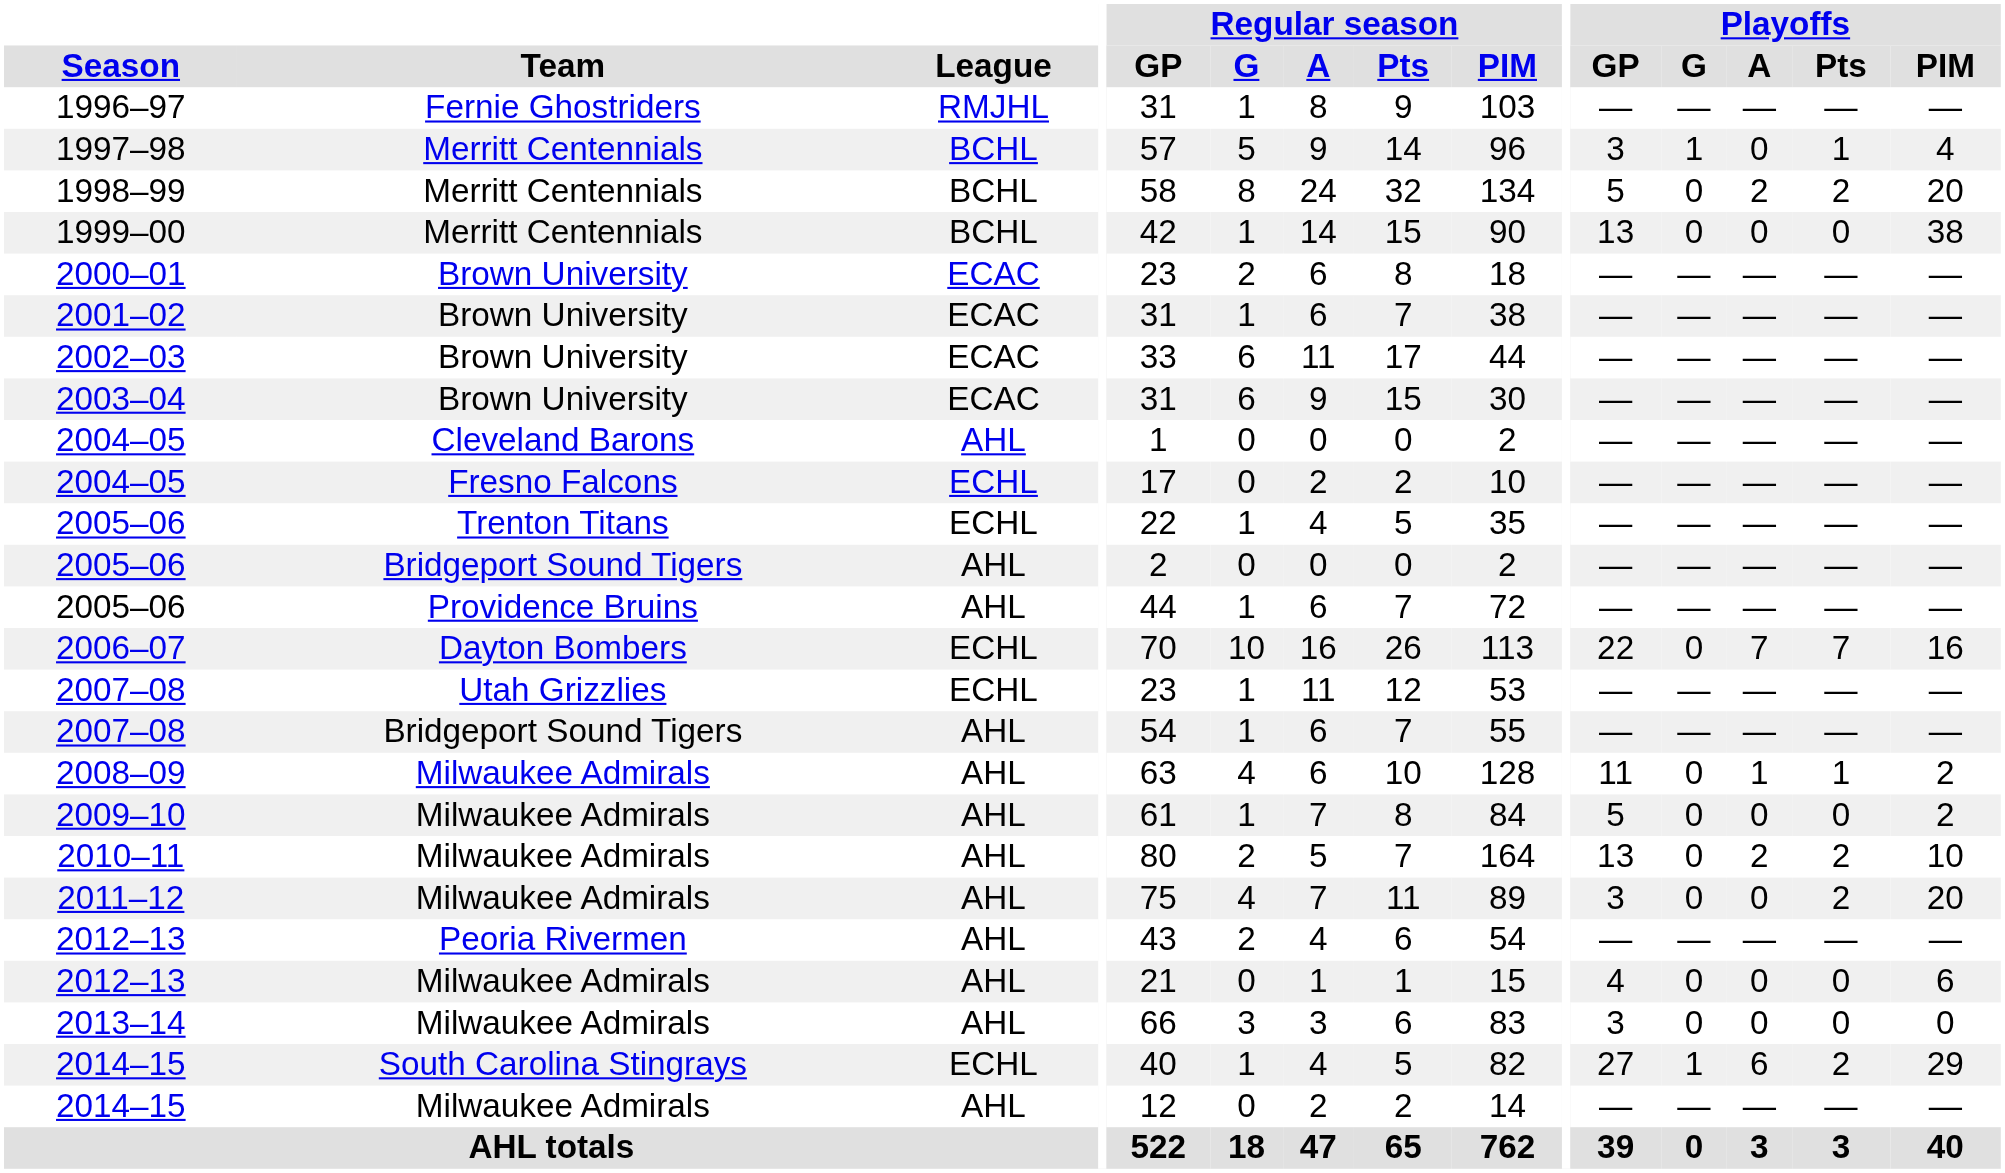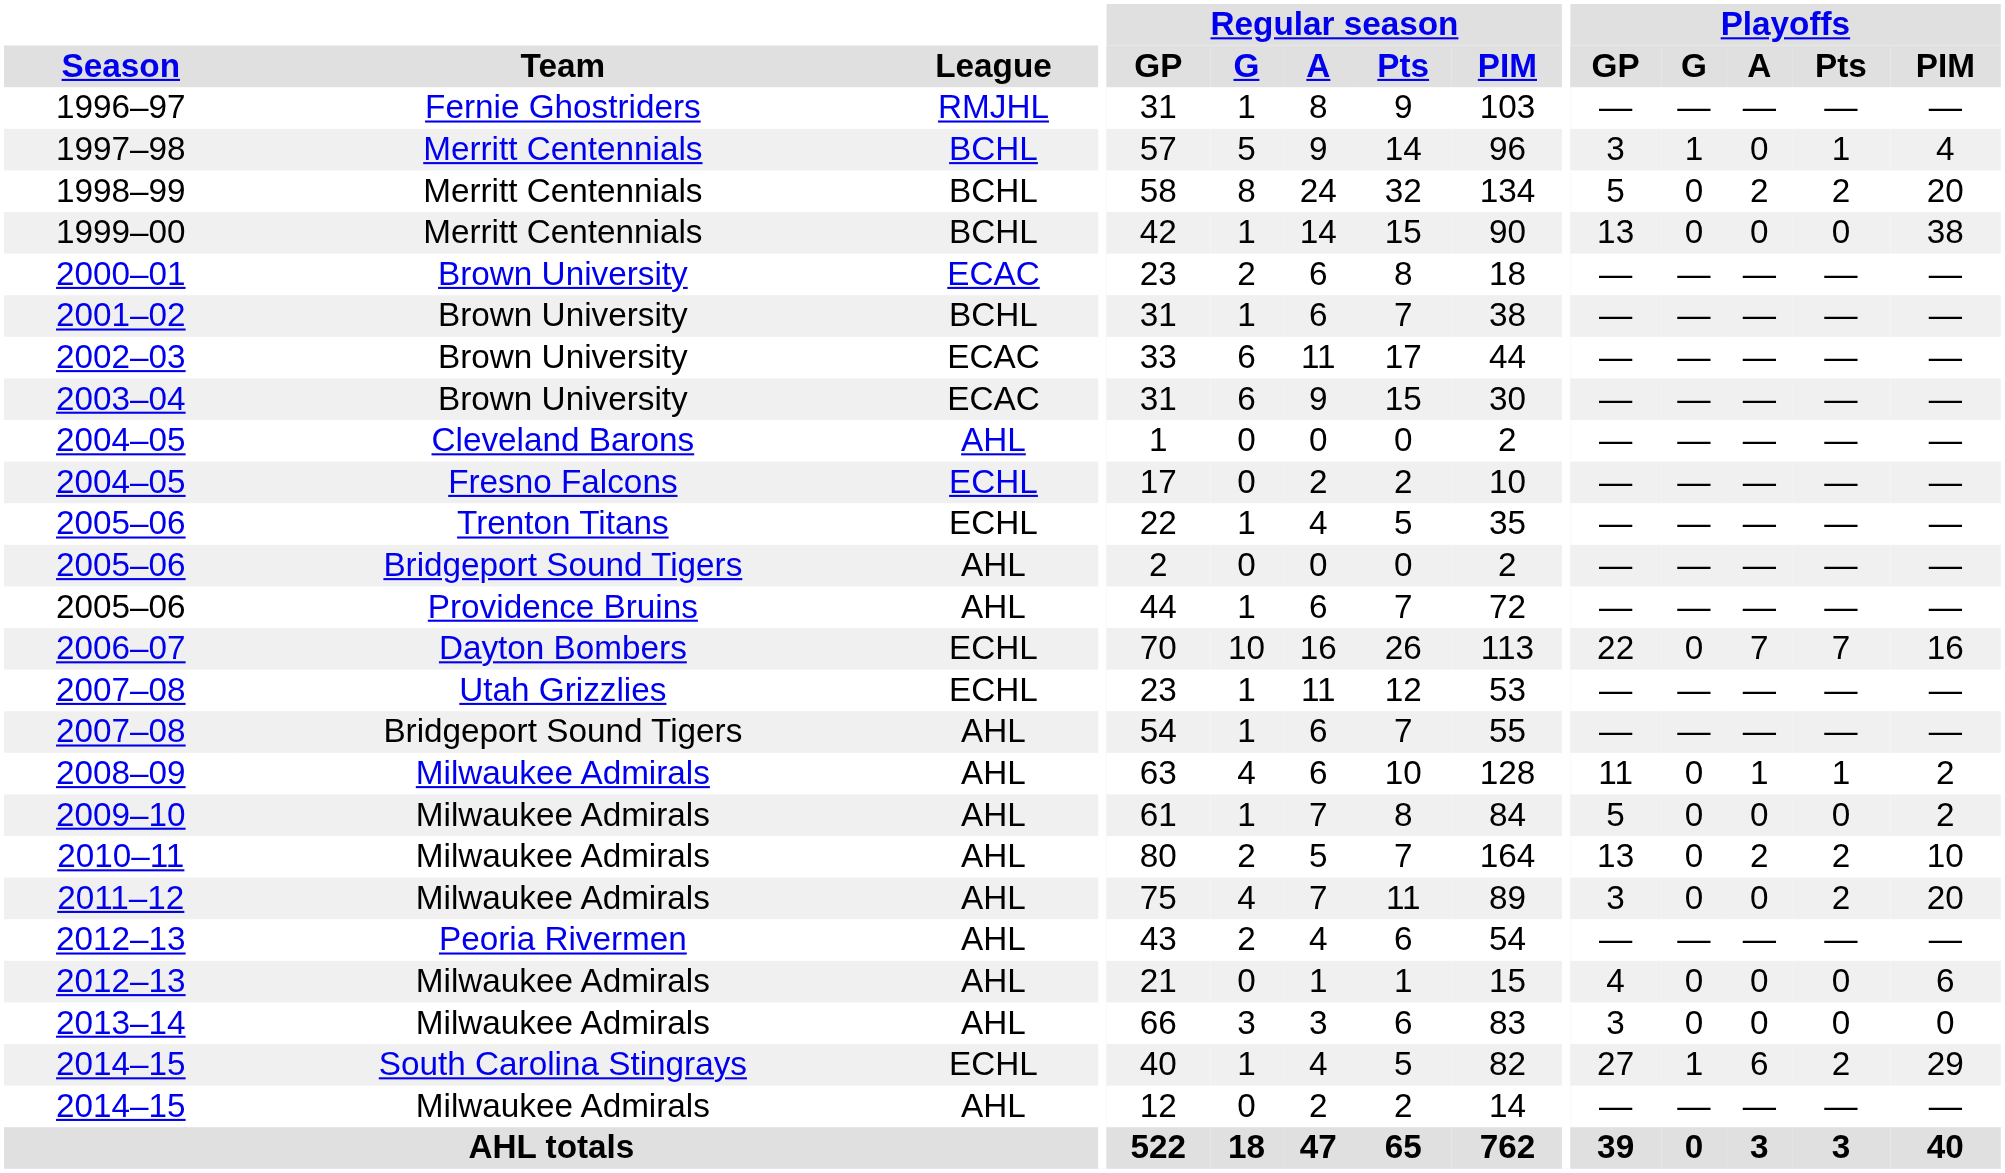(994, 315) ECAC -> (993, 315) BCHL
